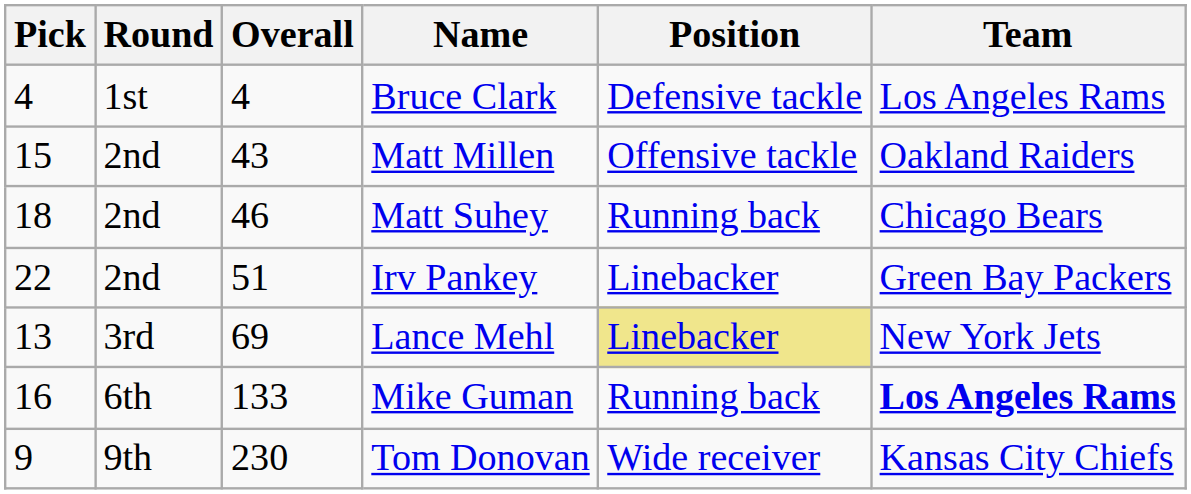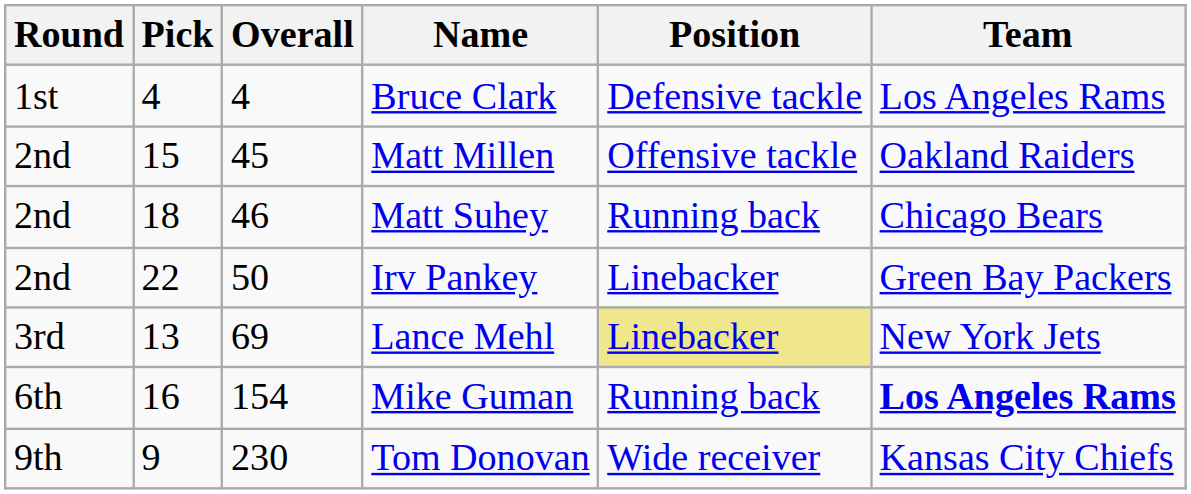columns swapped: (158, 34) <-> (50, 34)
(250, 155) 43 -> (250, 155) 45
(250, 276) 51 -> (250, 276) 50
(260, 397) 133 -> (260, 397) 154
